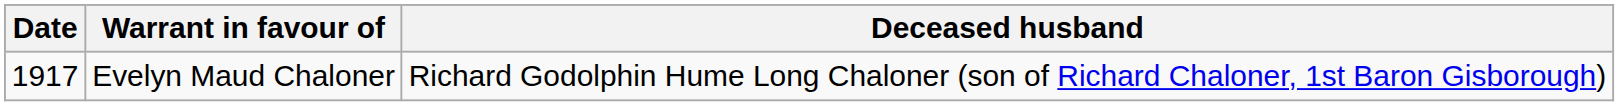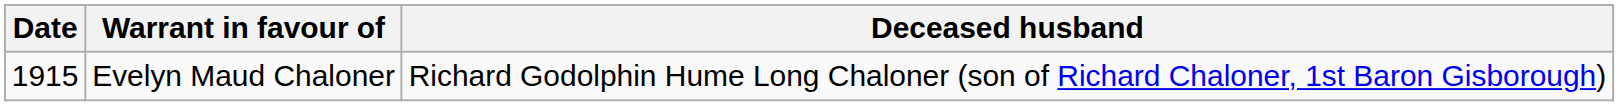(45, 75) 1917 -> (45, 75) 1915
